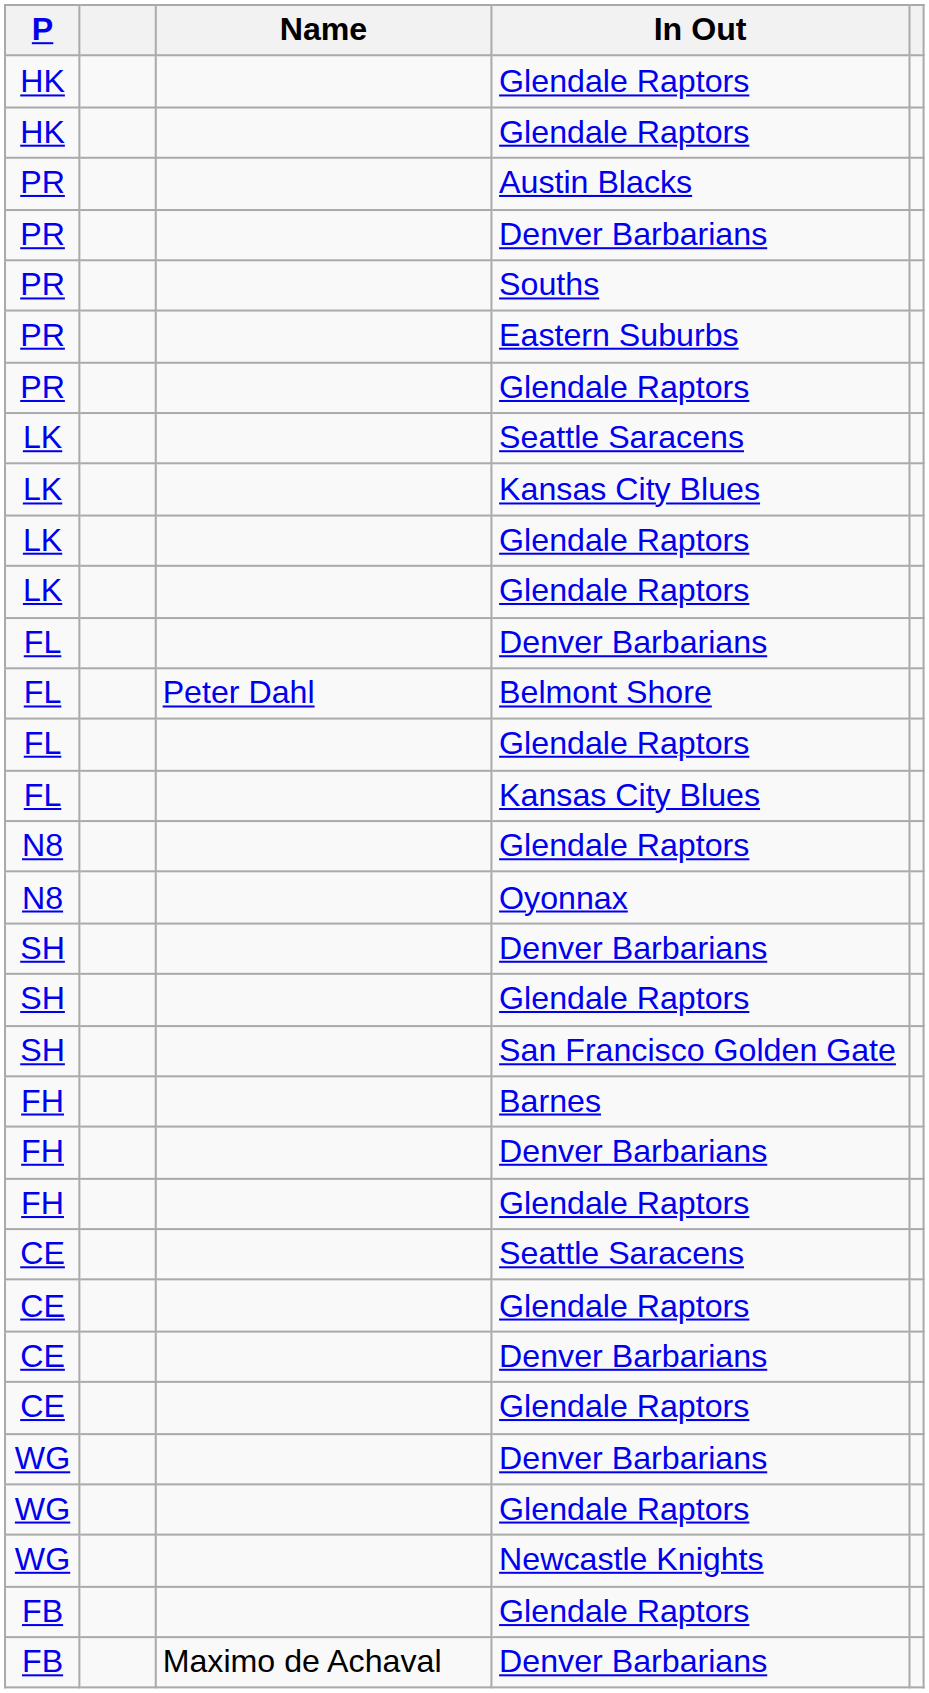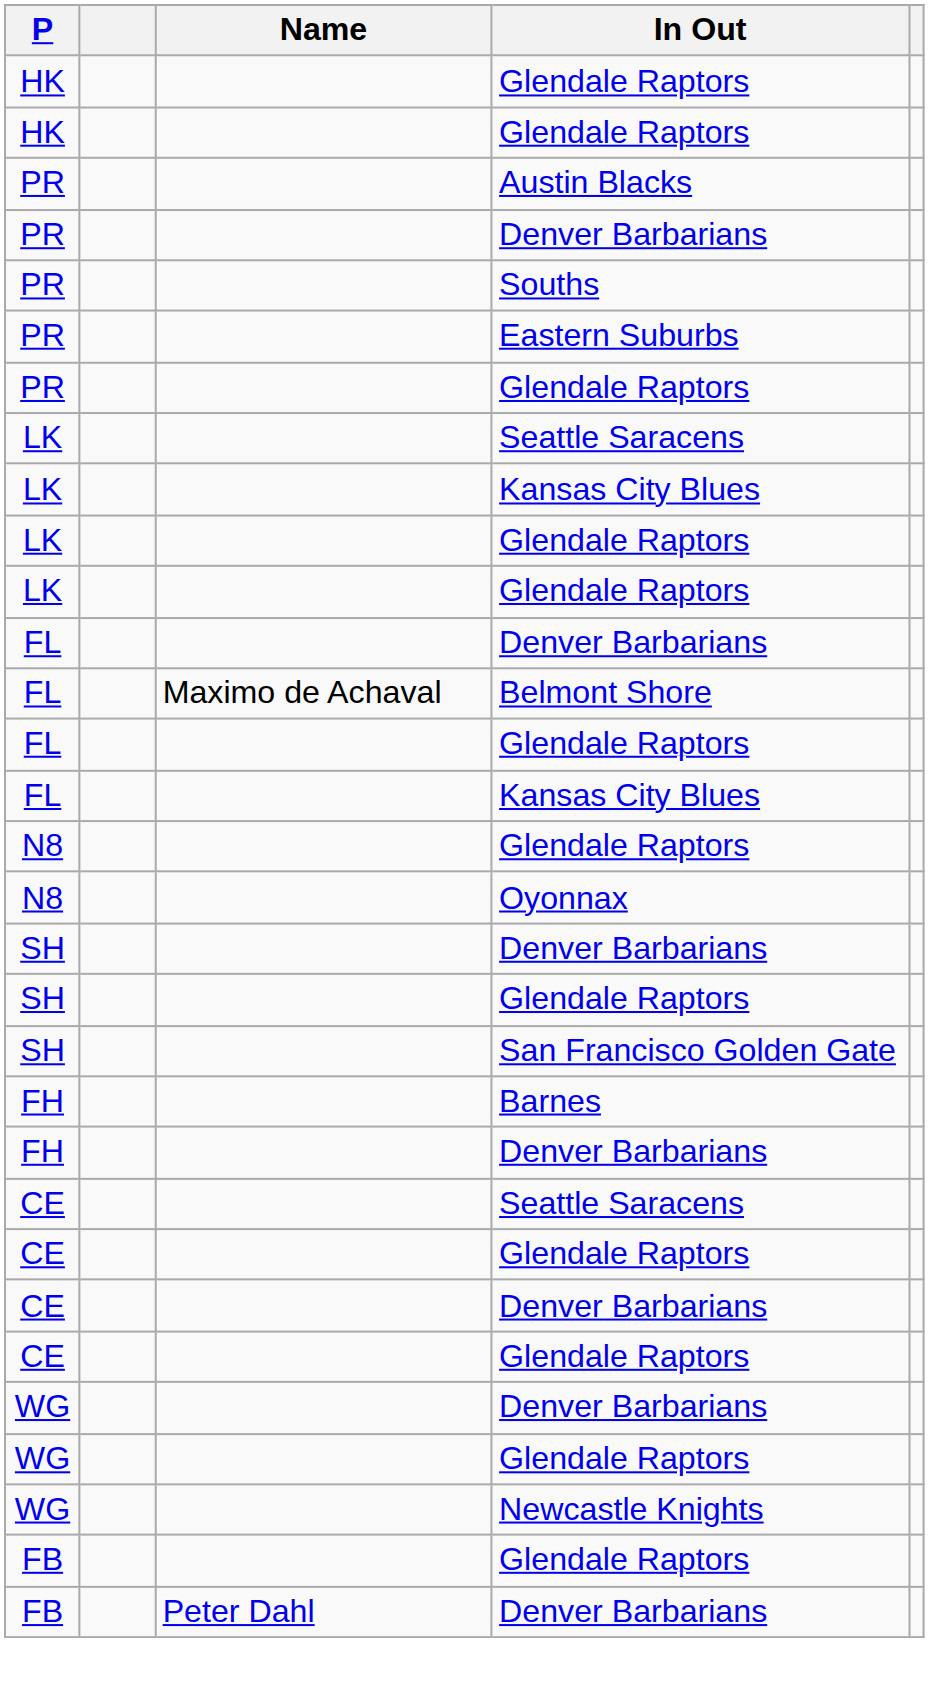(239, 693) Peter Dahl -> (302, 693) Maximo de Achaval
- row: (43, 1203)
(302, 1662) Maximo de Achaval -> (239, 1611) Peter Dahl
